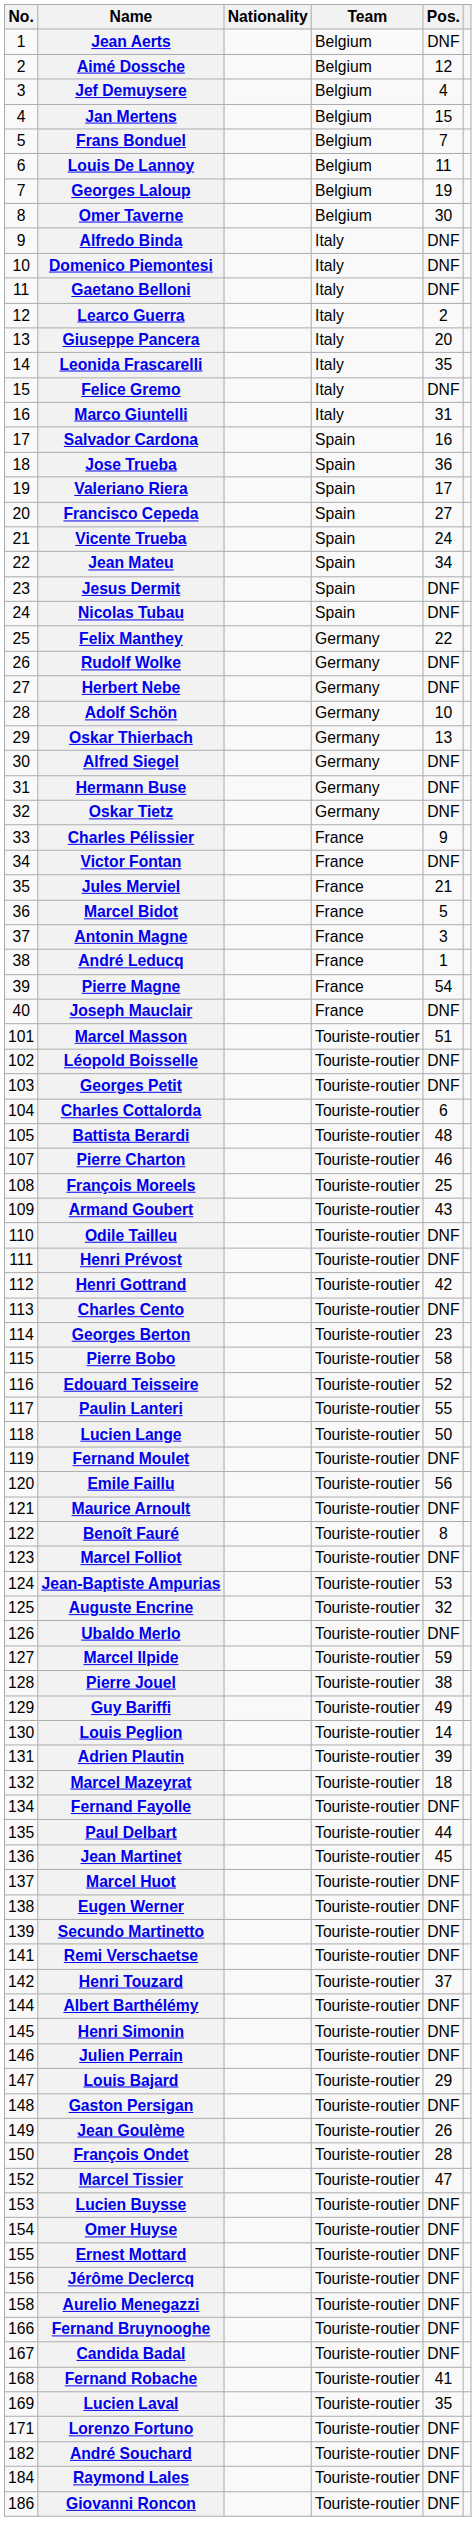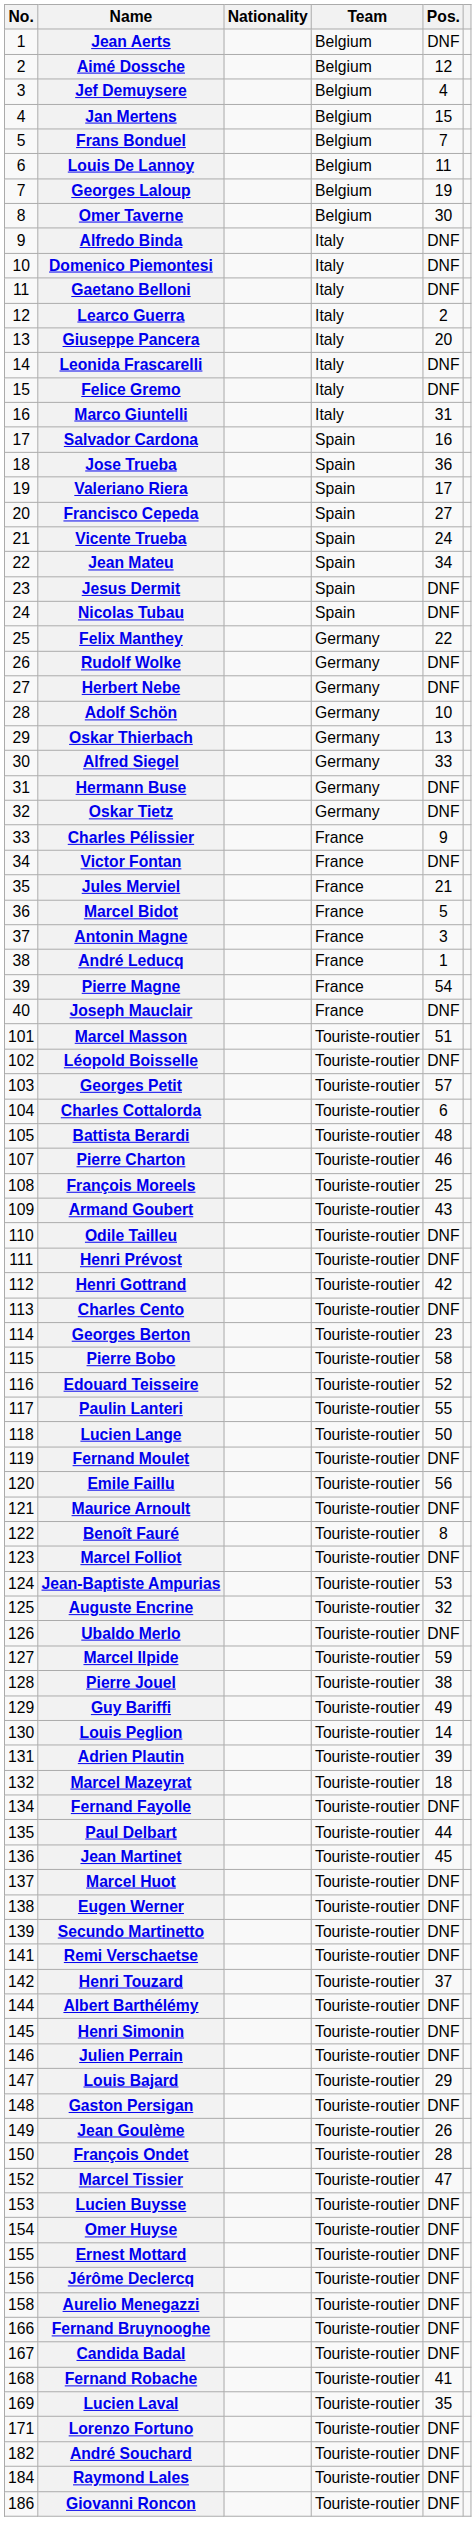(443, 365) 35 -> (443, 365) DNF
(443, 762) DNF -> (443, 762) 33
(443, 1086) DNF -> (443, 1086) 57
